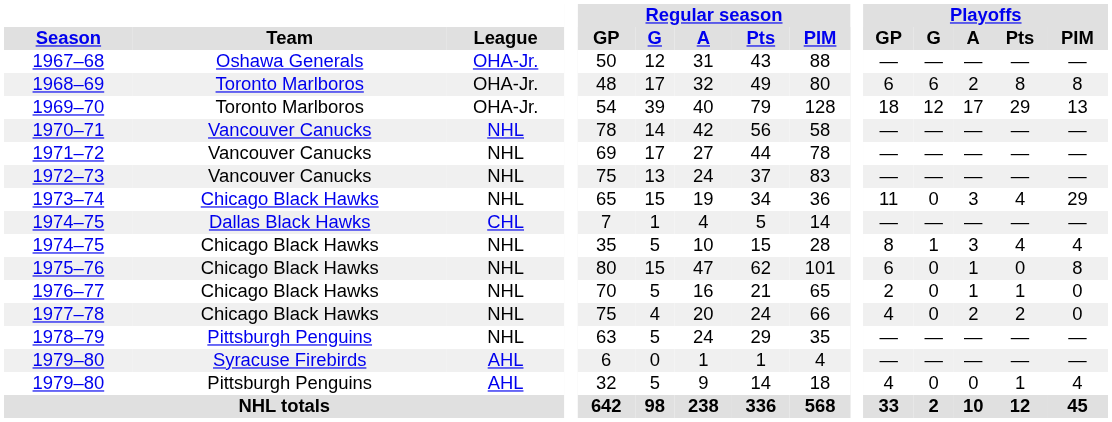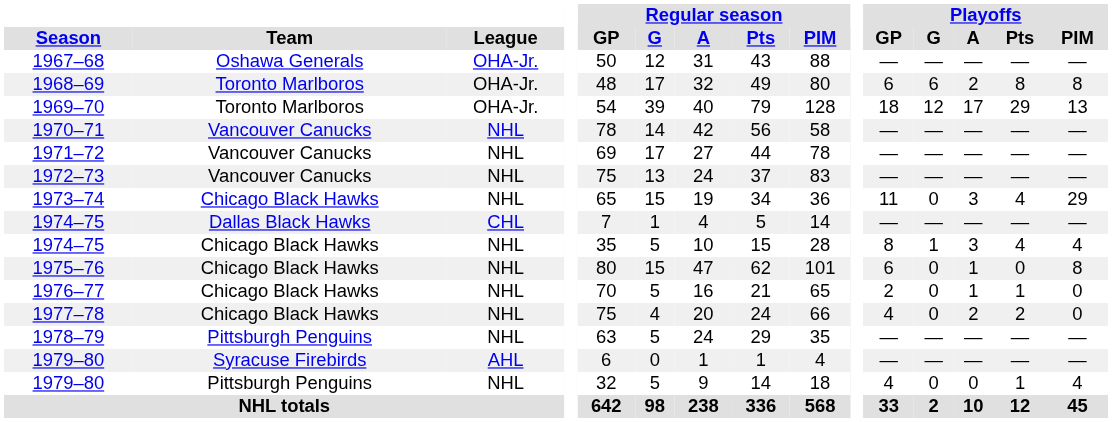(506, 383) AHL -> (506, 383) NHL
